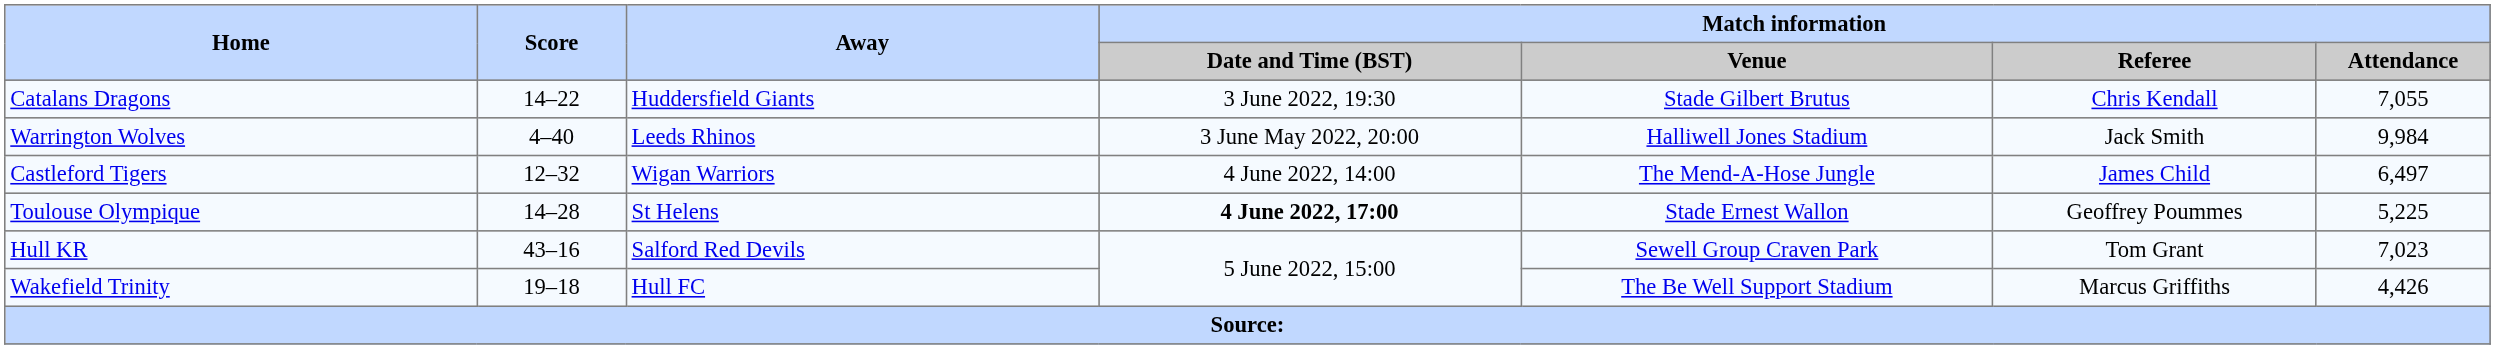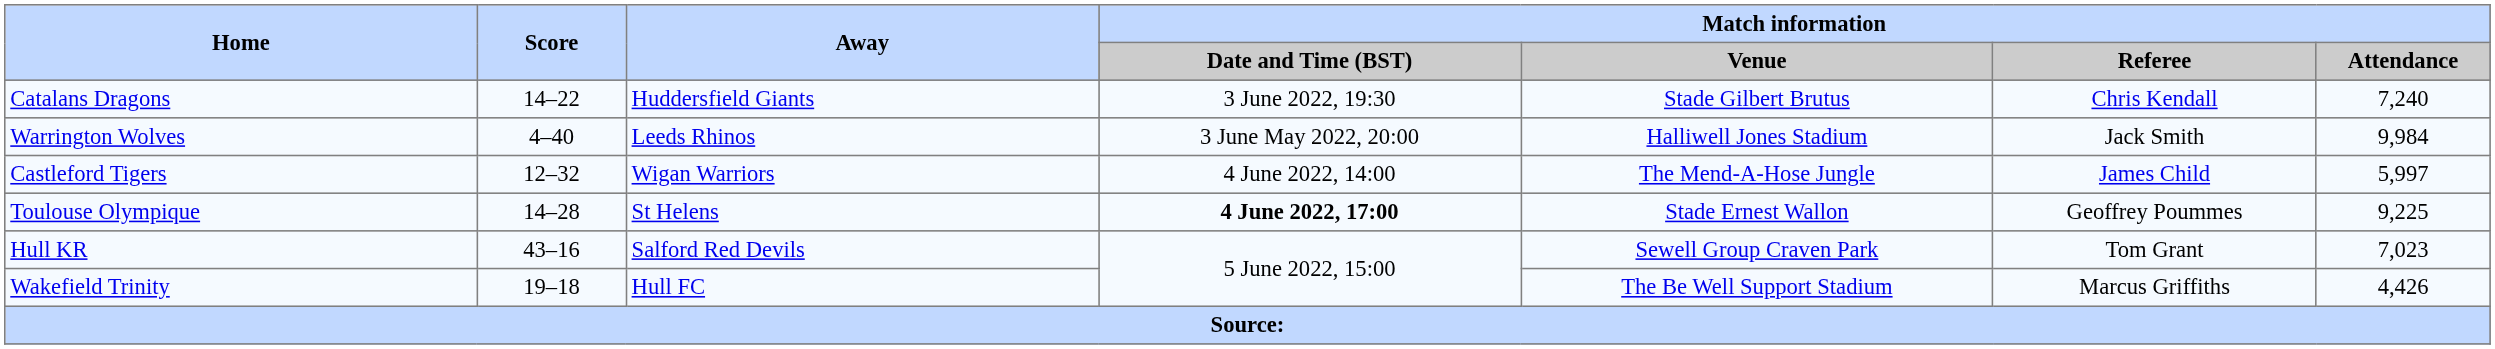(2403, 98) 7,055 -> (2403, 98) 7,240
(2403, 174) 6,497 -> (2403, 174) 5,997
(2403, 211) 5,225 -> (2403, 211) 9,225
